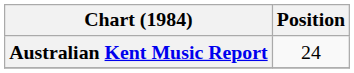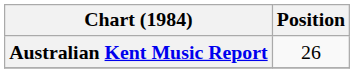(311, 51) 24 -> (311, 51) 26
